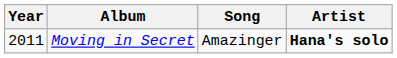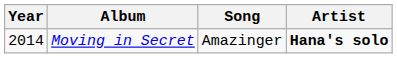(26, 41) 2011 -> (26, 41) 2014
